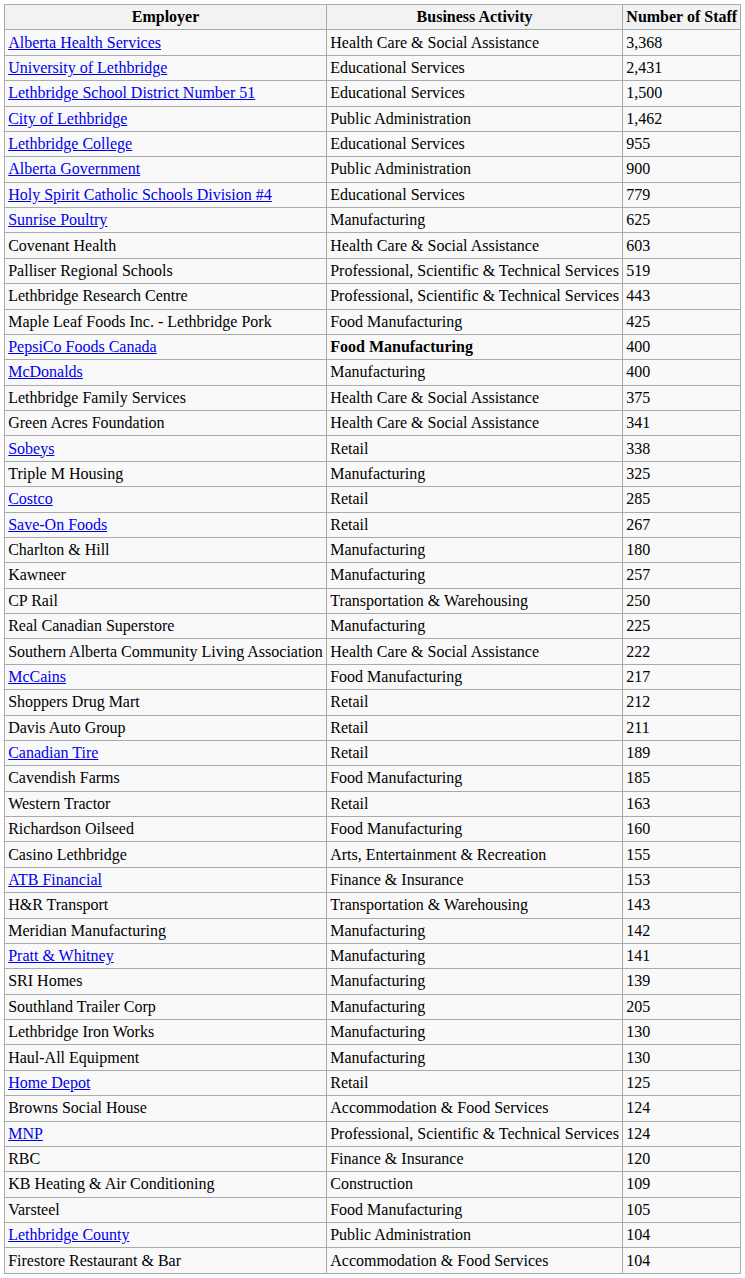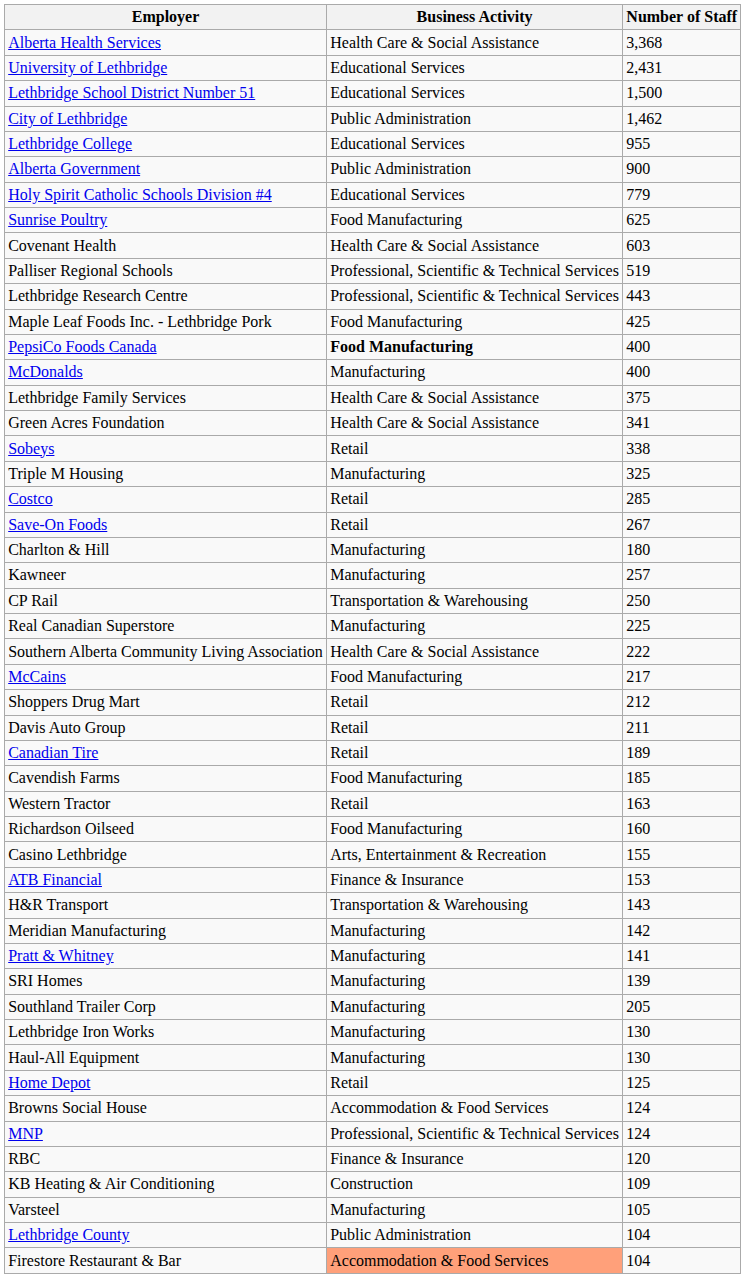(378, 220) Manufacturing -> (396, 220) Food Manufacturing
(396, 1209) Food Manufacturing -> (378, 1209) Manufacturing
(439, 1260) no background -> (439, 1260) lightsalmon background
